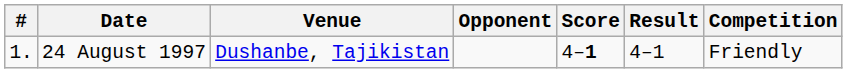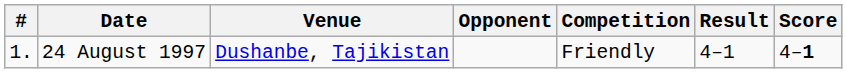columns swapped: (591, 21) <-> (773, 21)
